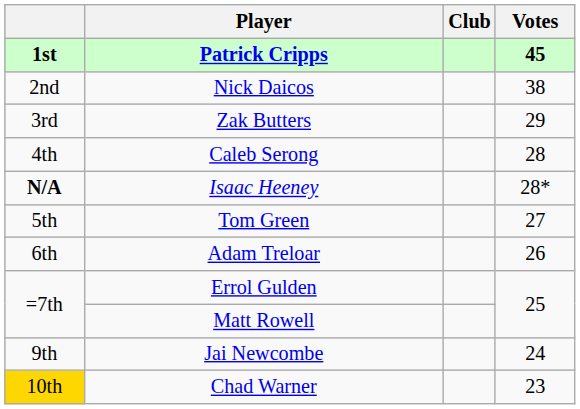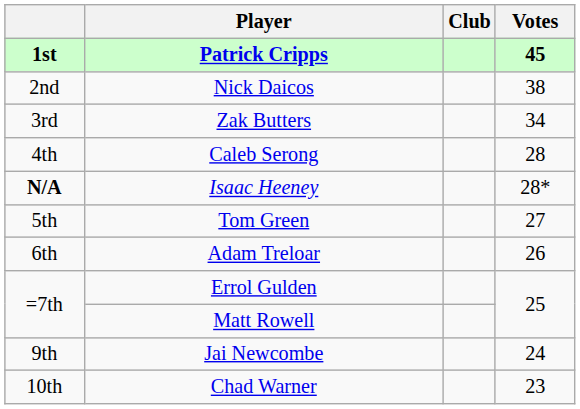(535, 121) 29 -> (535, 121) 34
(44, 387) gold background -> (44, 387) no background
